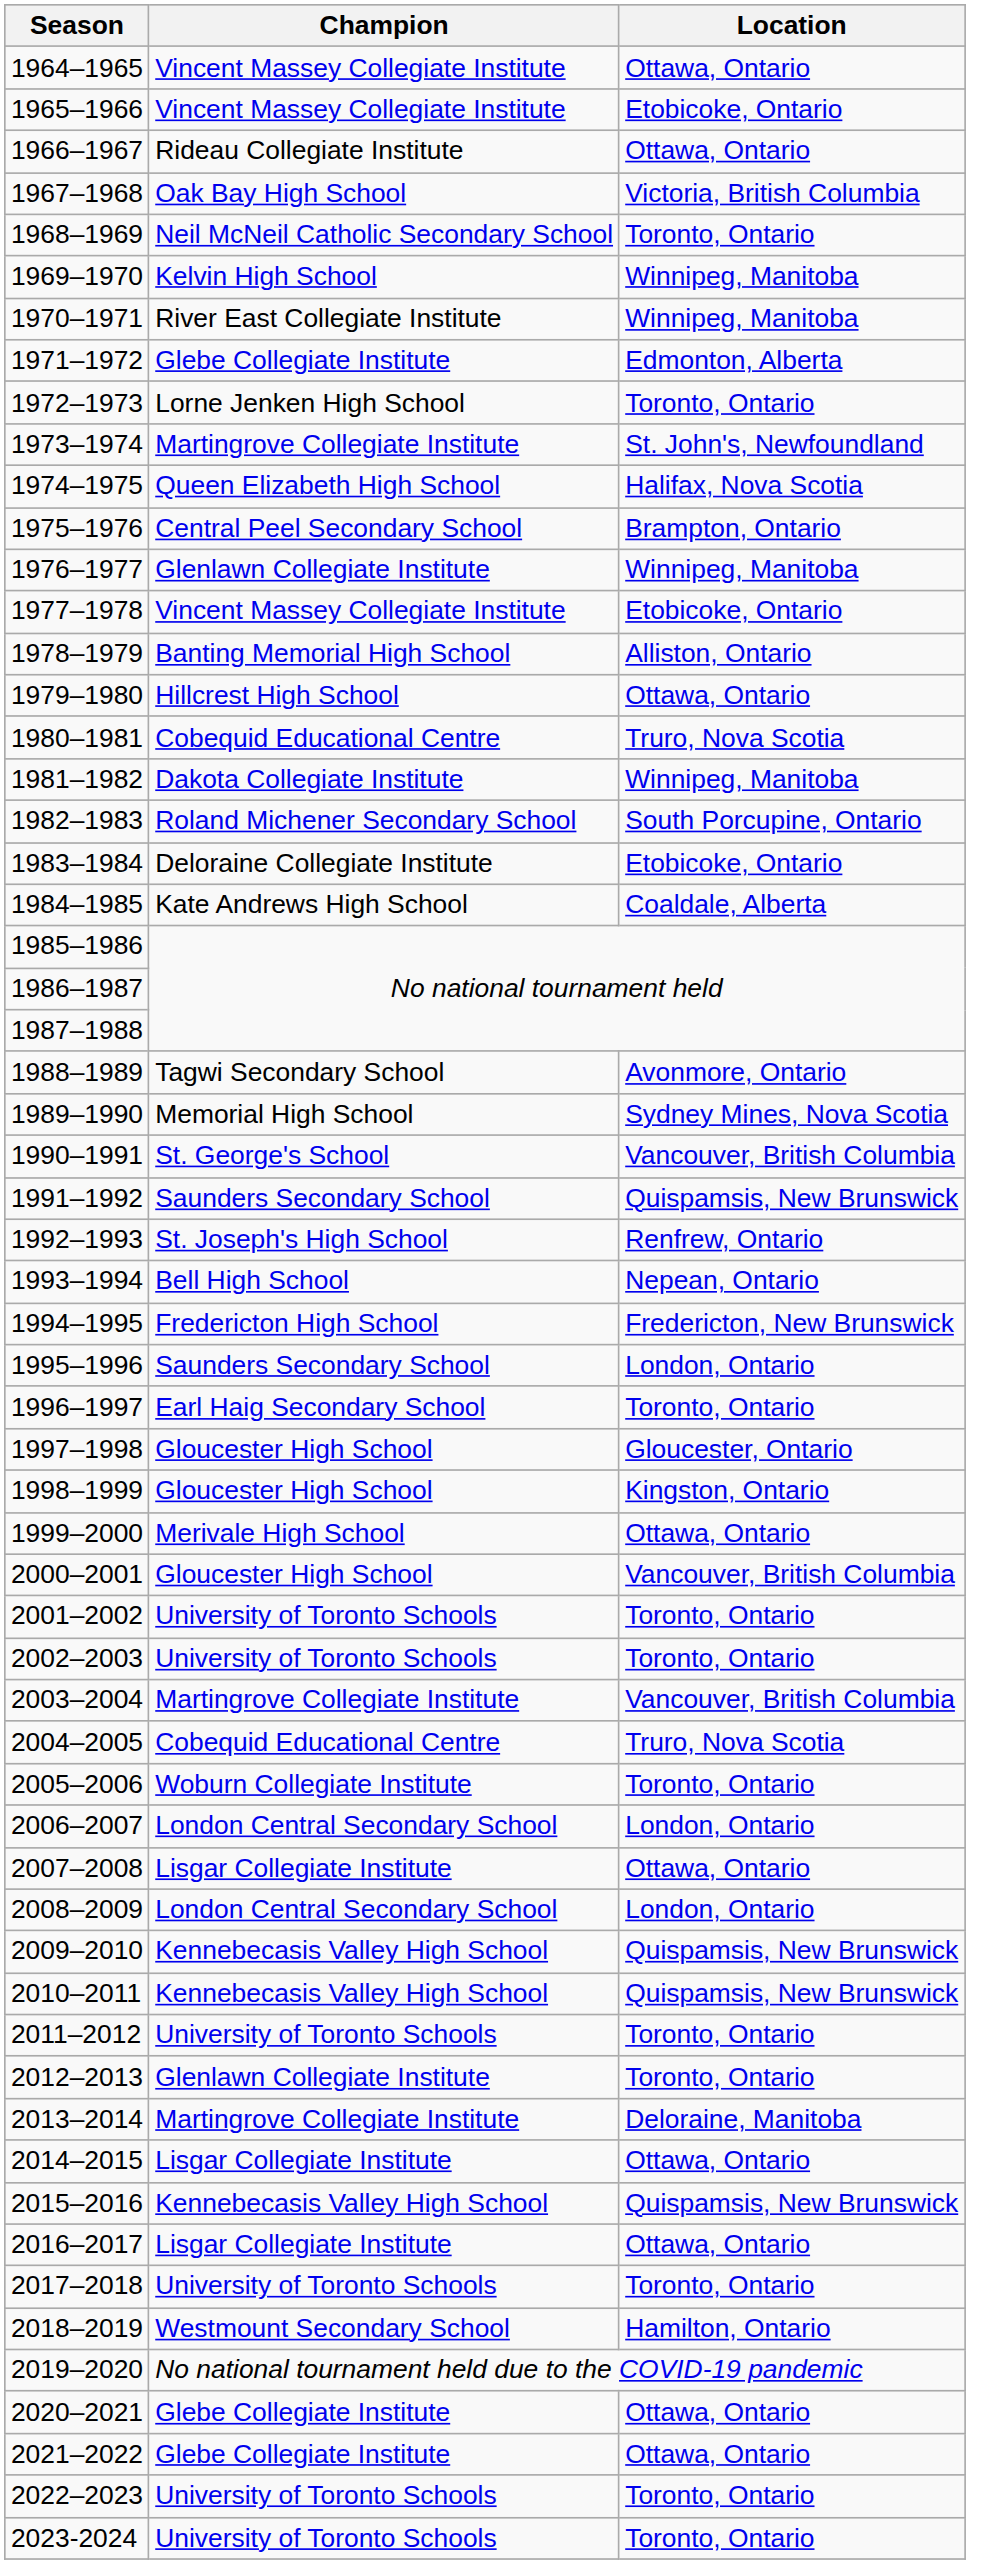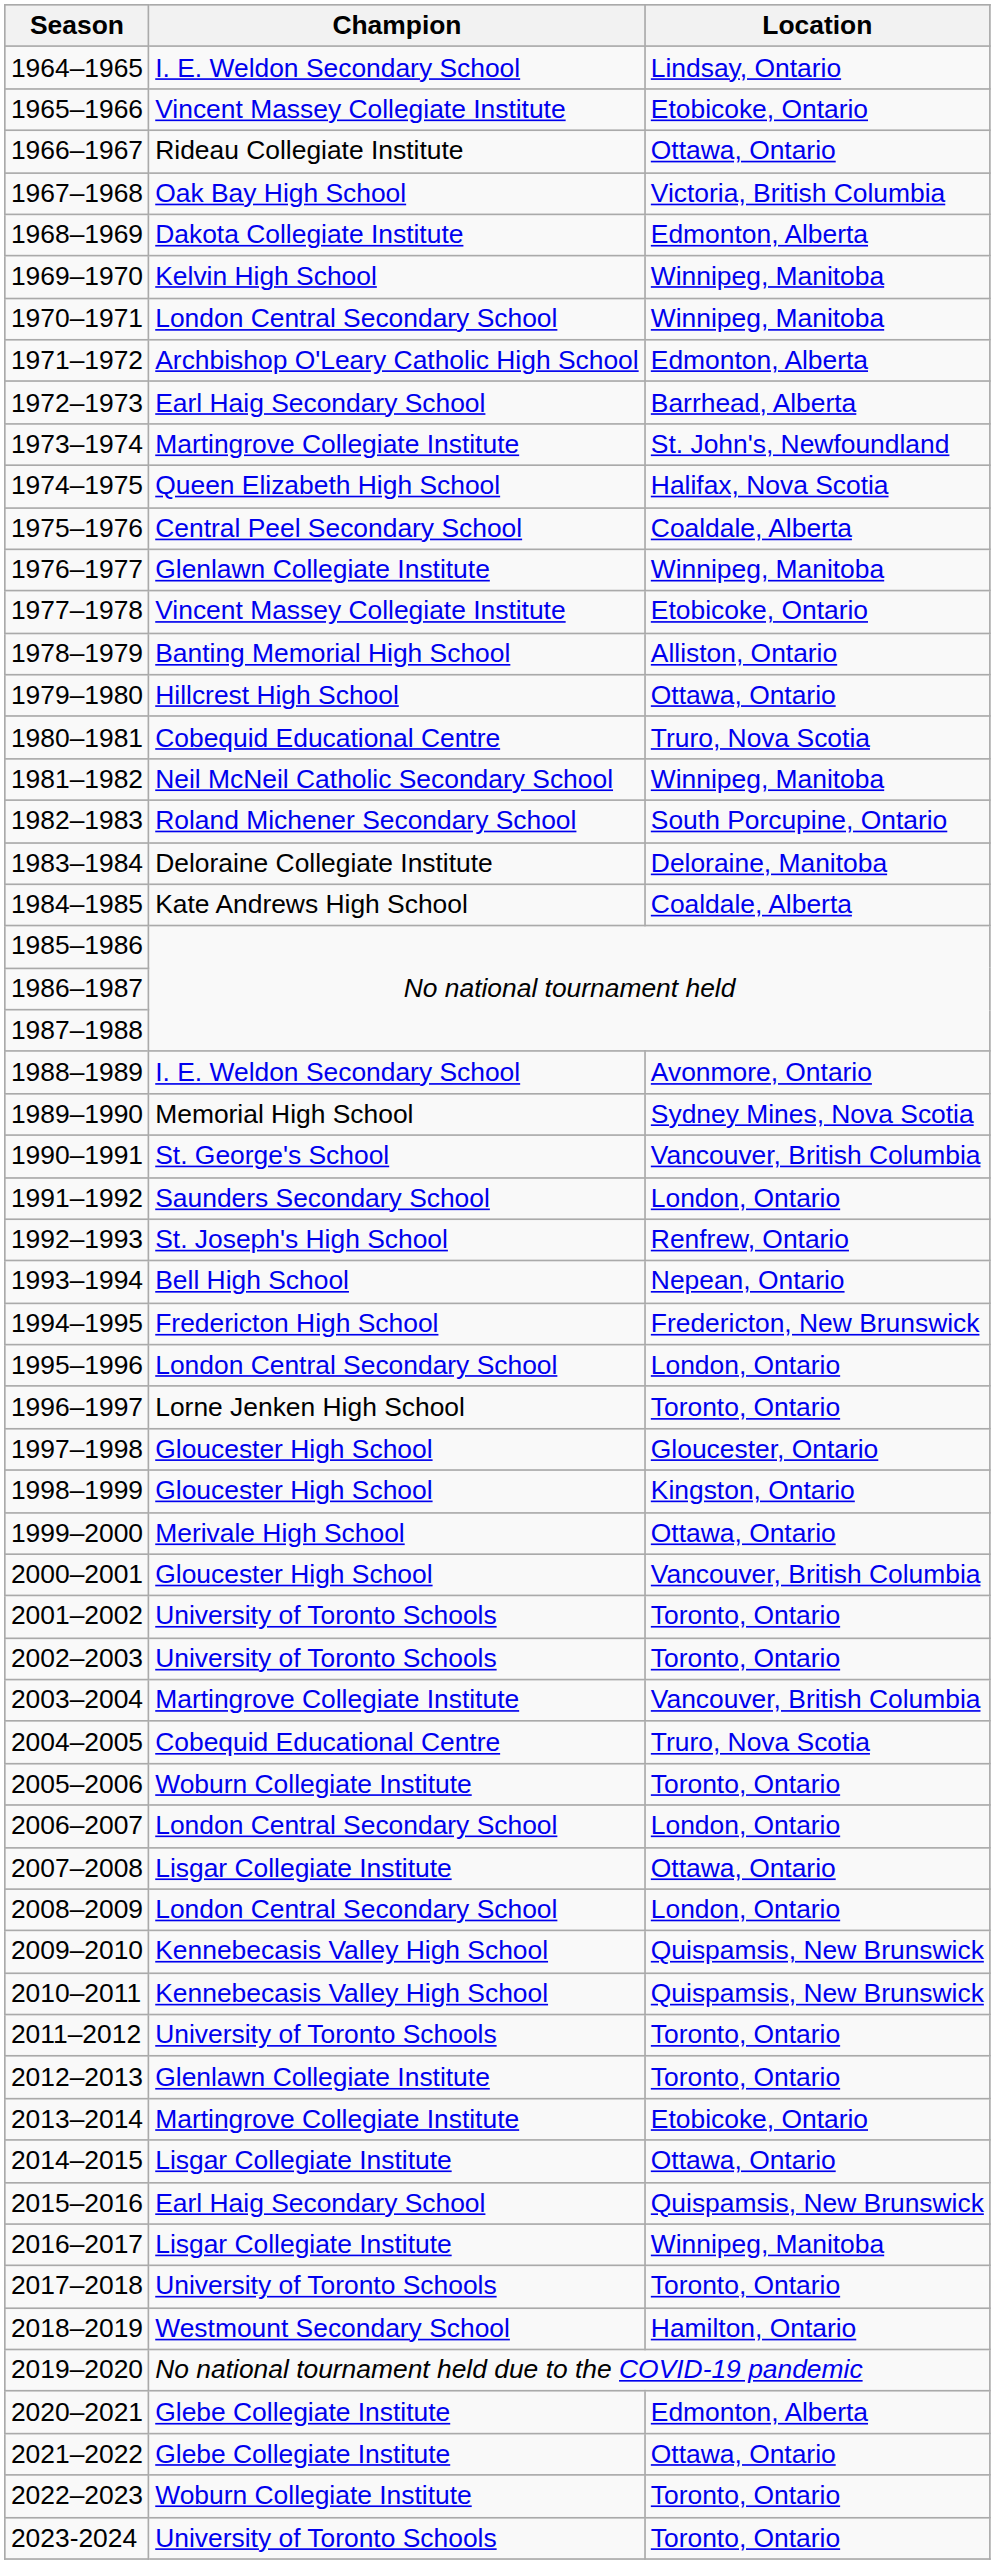(360, 67) Vincent Massey Collegiate Institute -> (338, 67) I. E. Weldon Secondary School
(718, 67) Ottawa, Ontario -> (746, 67) Lindsay, Ontario
(384, 234) Neil McNeil Catholic Secondary School -> (309, 234) Dakota Collegiate Institute
(720, 234) Toronto, Ontario -> (759, 234) Edmonton, Alberta
(328, 318) River East Collegiate Institute -> (356, 318) London Central Secondary School
(303, 360) Glebe Collegiate Institute -> (397, 360) Archbishop O'Leary Catholic High School
(310, 402) Lorne Jenken High School -> (320, 402) Earl Haig Secondary School
(720, 402) Toronto, Ontario -> (754, 402) Barrhead, Alberta
(733, 527) Brampton, Ontario -> (751, 527) Coaldale, Alberta
(309, 779) Dakota Collegiate Institute -> (384, 779) Neil McNeil Catholic Secondary School
(734, 862) Etobicoke, Ontario -> (769, 862) Deloraine, Manitoba
(300, 1072) Tagwi Secondary School -> (338, 1072) I. E. Weldon Secondary School
(792, 1197) Quispamsis, New Brunswick -> (745, 1197) London, Ontario
(323, 1365) Saunders Secondary School -> (356, 1365) London Central Secondary School
(320, 1407) Earl Haig Secondary School -> (310, 1407) Lorne Jenken High School
(743, 2118) Deloraine, Manitoba -> (759, 2118) Etobicoke, Ontario
(352, 2202) Kennebecasis Valley High School -> (320, 2202) Earl Haig Secondary School
(718, 2244) Ottawa, Ontario -> (767, 2244) Winnipeg, Manitoba
(718, 2411) Ottawa, Ontario -> (759, 2411) Edmonton, Alberta
(326, 2495) University of Toronto Schools -> (313, 2495) Woburn Collegiate Institute
